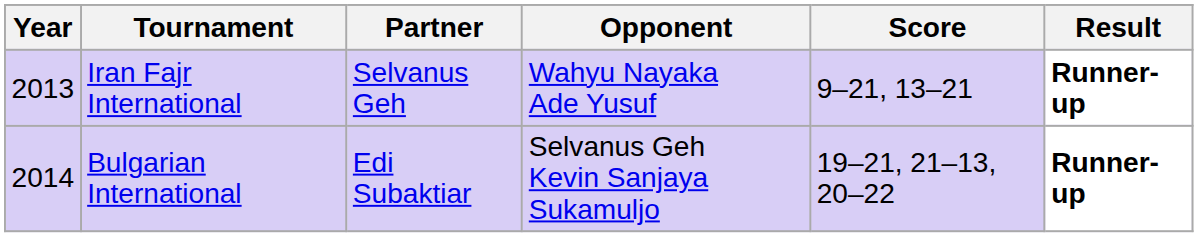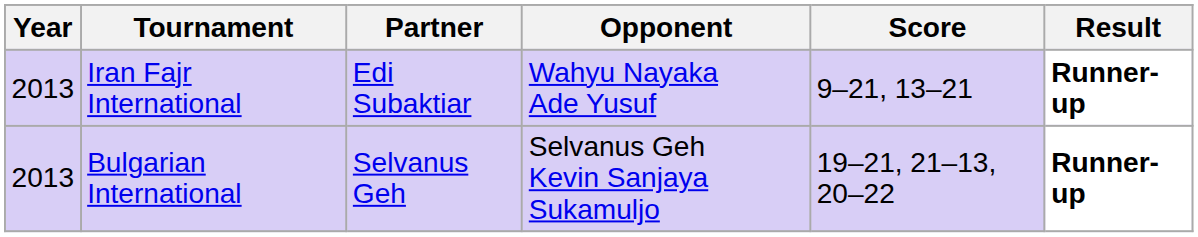(411, 88) Selvanus Geh -> (412, 88) Edi Subaktiar
(43, 179) 2014 -> (43, 179) 2013
(412, 179) Edi Subaktiar -> (411, 179) Selvanus Geh
